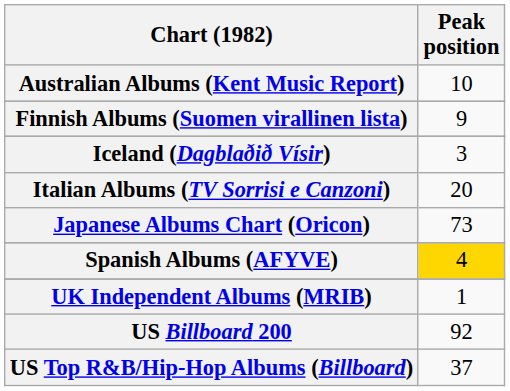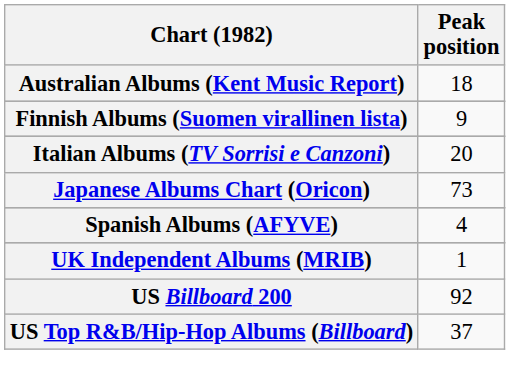(461, 82) 10 -> (461, 82) 18
- row: (212, 154)
(461, 260) gold background -> (461, 225) no background
